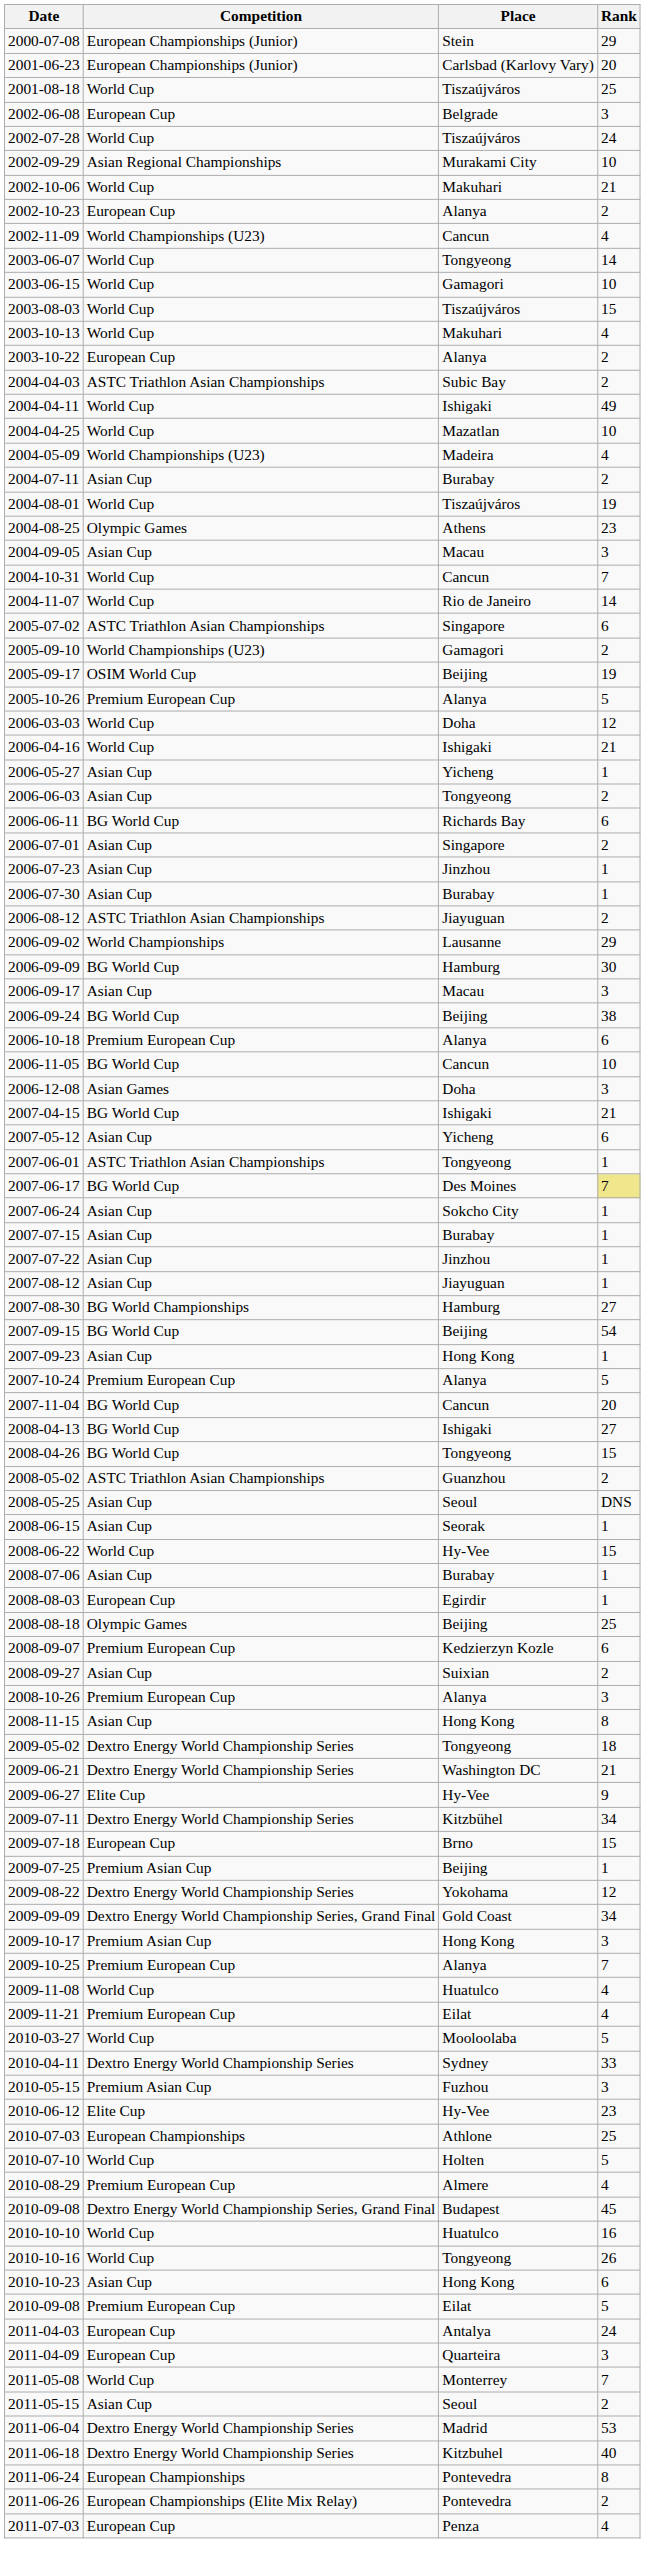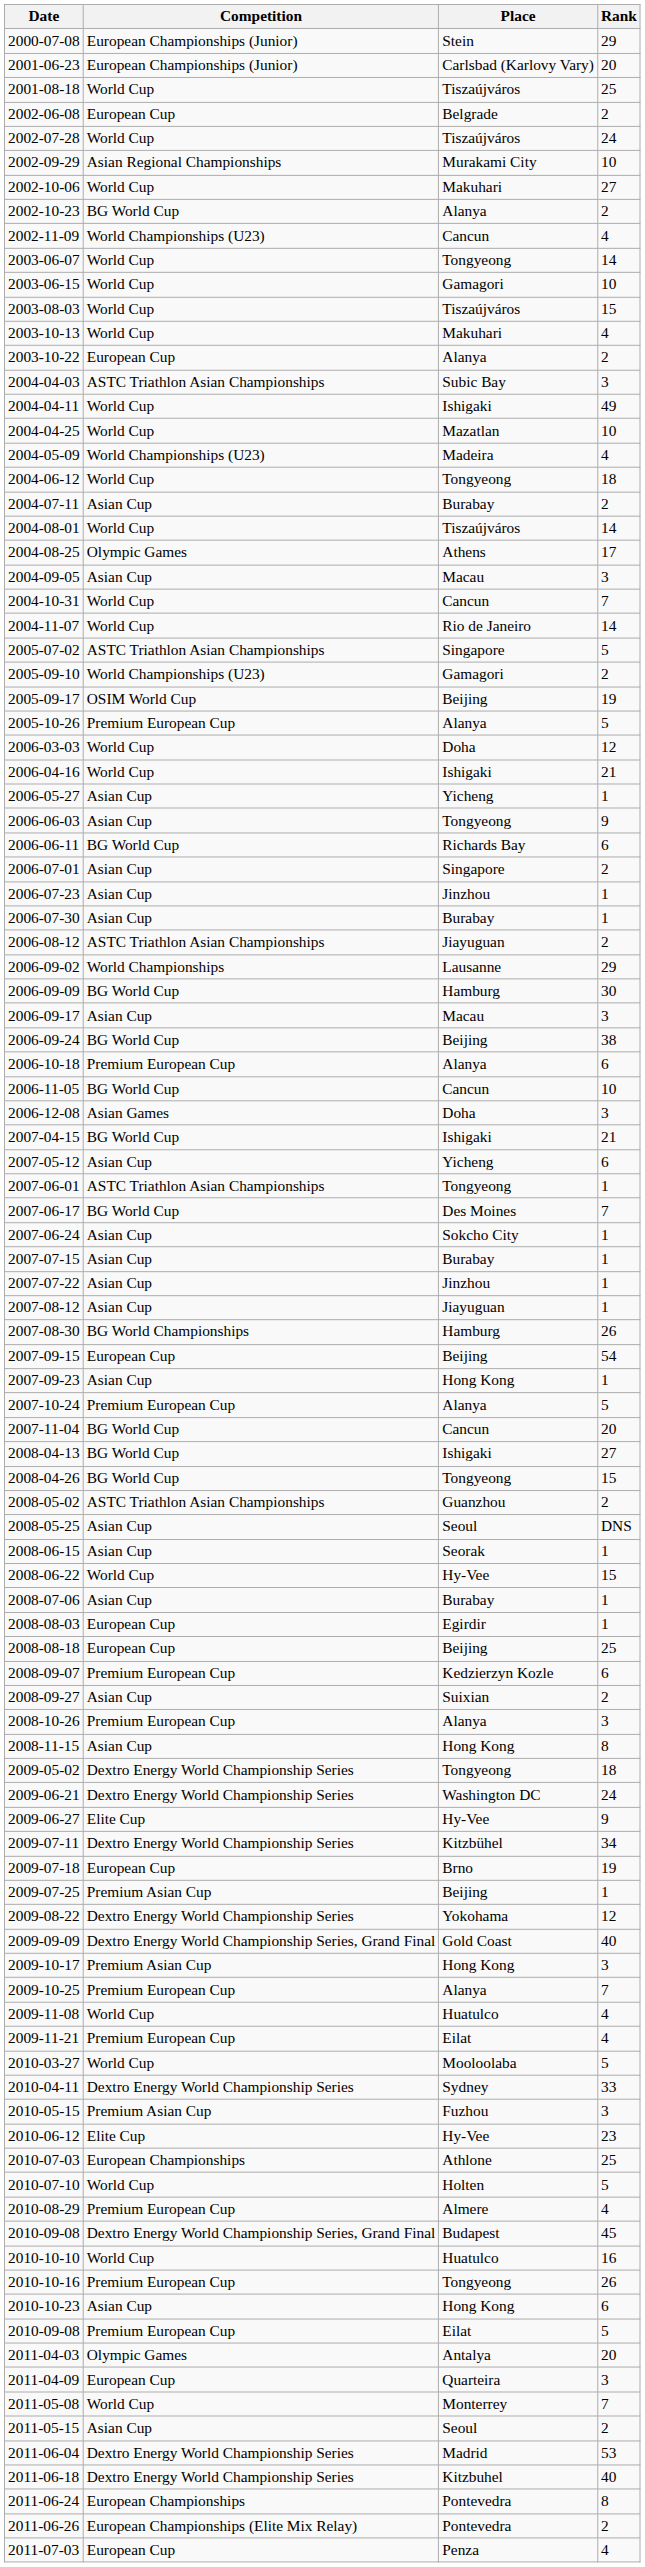(605, 114) 3 -> (605, 114) 2
(609, 187) 21 -> (609, 187) 27
(131, 211) European Cup -> (133, 211) BG World Cup
(605, 382) 2 -> (605, 382) 3
+ row: (44, 479)
(609, 503) 19 -> (609, 528) 14
(609, 528) 23 -> (609, 552) 17
(605, 625) 6 -> (605, 650) 5
(605, 796) 2 -> (605, 820) 9
(605, 1185) khaki background -> (605, 1210) no background
(609, 1307) 27 -> (609, 1332) 26
(133, 1332) BG World Cup -> (131, 1356) European Cup
(137, 1624) Olympic Games -> (131, 1648) European Cup
(609, 1770) 21 -> (609, 1794) 24
(609, 1843) 15 -> (609, 1868) 19
(609, 1916) 34 -> (609, 1941) 40
(120, 2257) World Cup -> (161, 2282) Premium European Cup
(131, 2330) European Cup -> (137, 2355) Olympic Games
(609, 2330) 24 -> (609, 2355) 20
